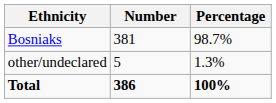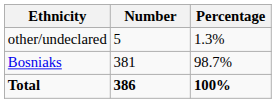rows swapped: (35, 39) <-> (57, 62)
